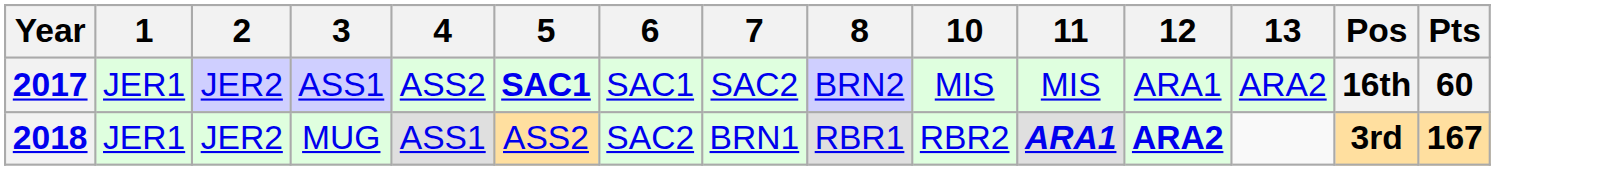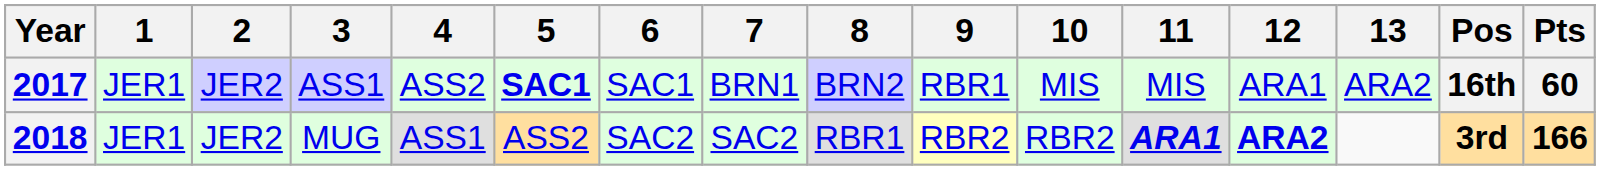+ column: (965, 31)
(754, 84) SAC2 -> (754, 84) BRN1
(754, 137) BRN1 -> (754, 137) SAC2
(1455, 137) 167 -> (1560, 137) 166
